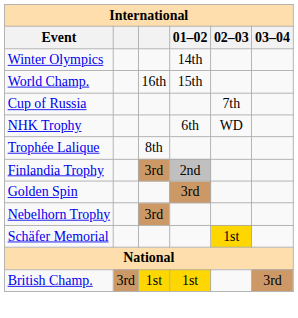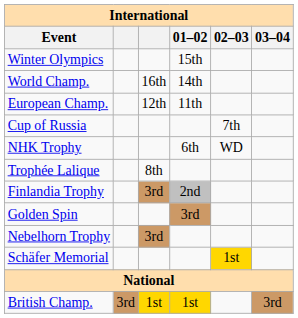(190, 59) 14th -> (190, 59) 15th
(190, 81) 15th -> (190, 81) 14th
+ row: (58, 103)
